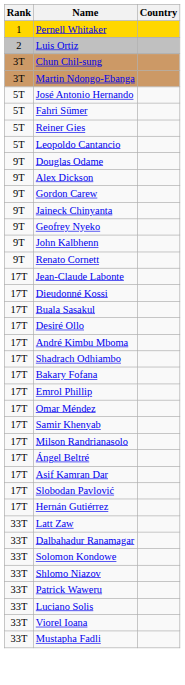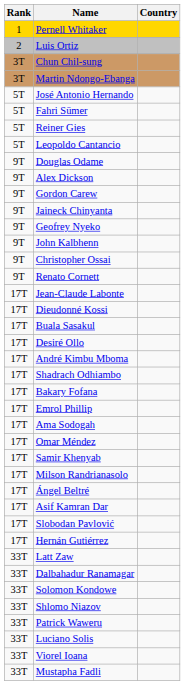+ row: (73, 260)
+ row: (65, 425)
